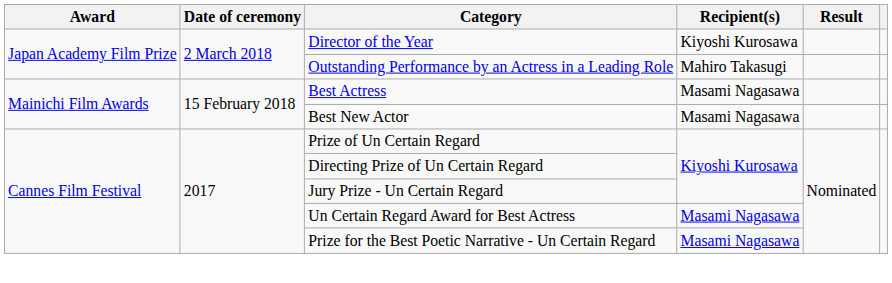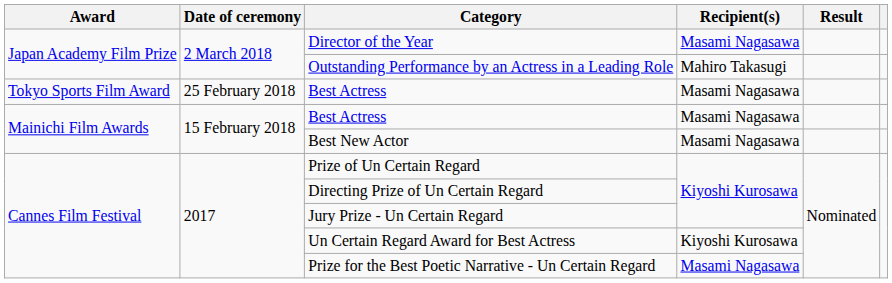(739, 41) Kiyoshi Kurosawa -> (740, 41) Masami Nagasawa
+ row: (89, 91)
(740, 215) Masami Nagasawa -> (739, 240) Kiyoshi Kurosawa
